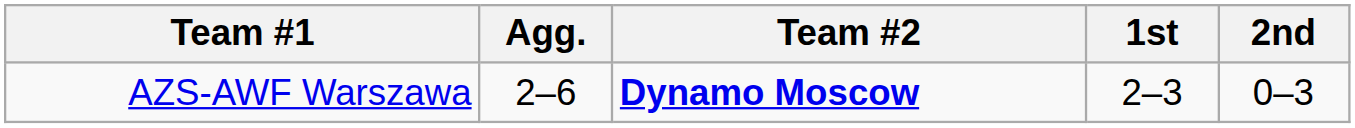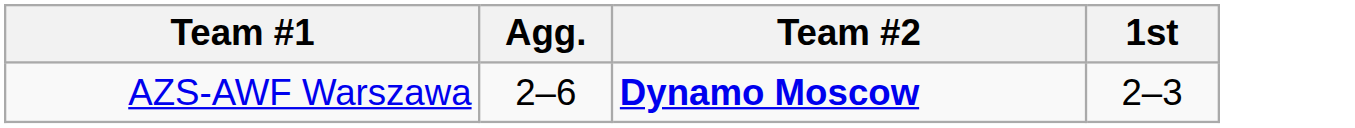- column: (1283, 33)
